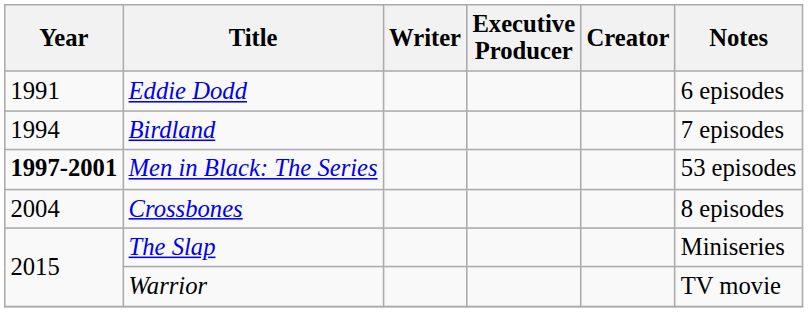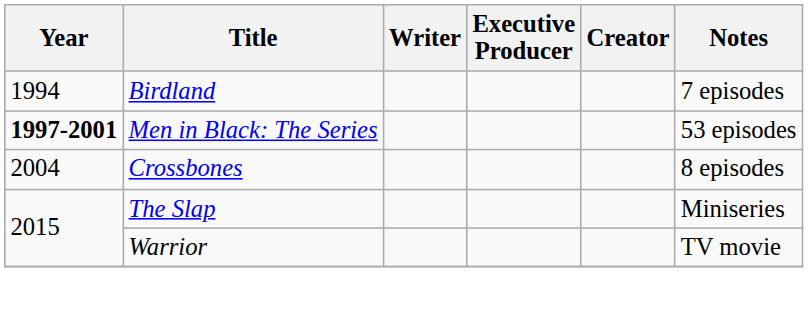- row: (188, 90)
